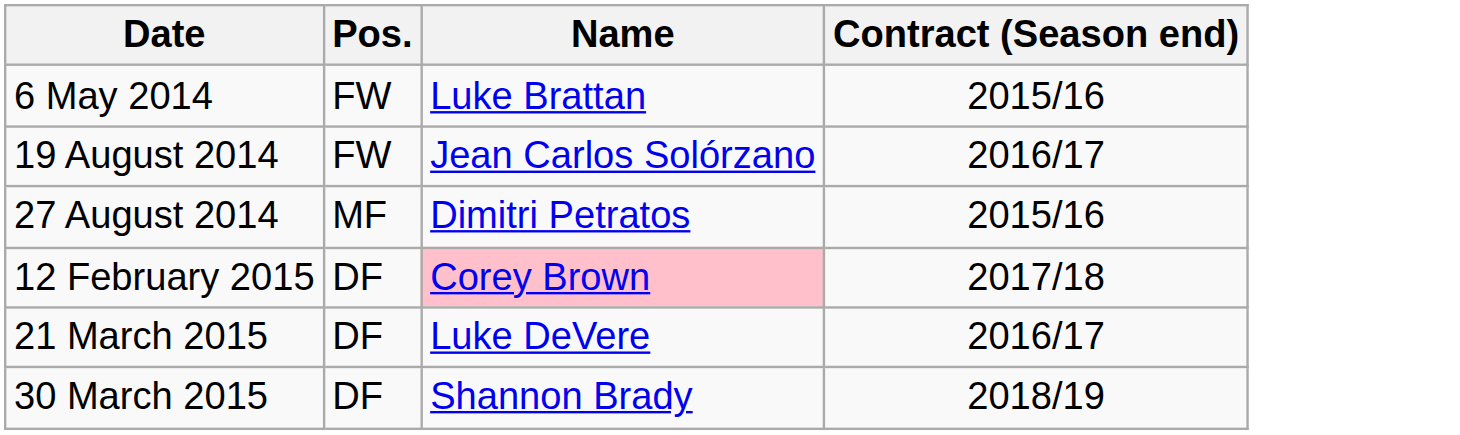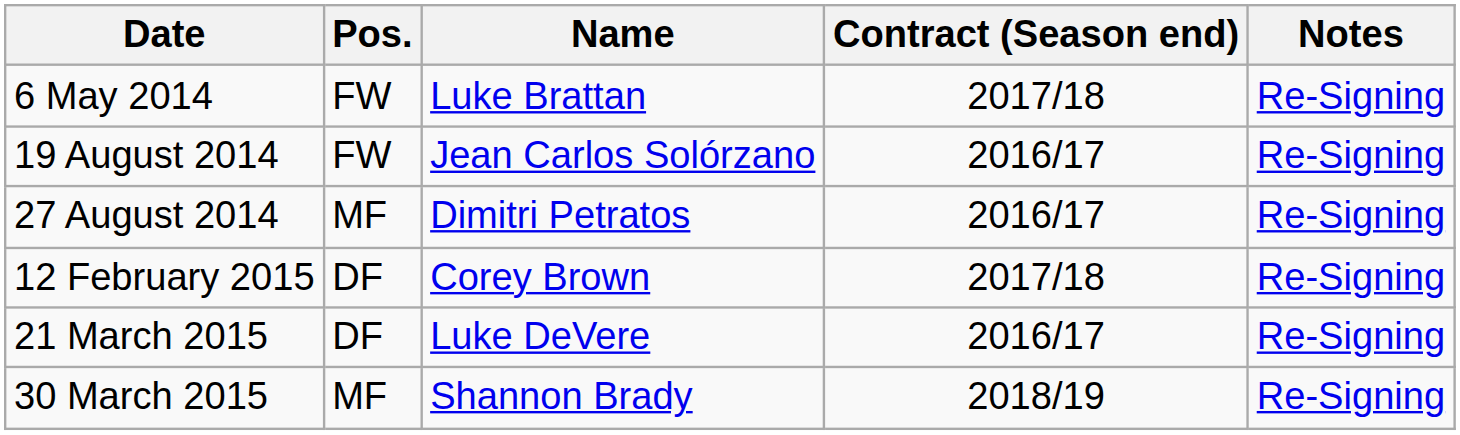+ column: (1351, 34)
(1036, 95) 2015/16 -> (1036, 95) 2017/18
(1036, 215) 2015/16 -> (1036, 215) 2016/17
(540, 276) pink background -> (540, 276) no background
(358, 397) DF -> (360, 397) MF
